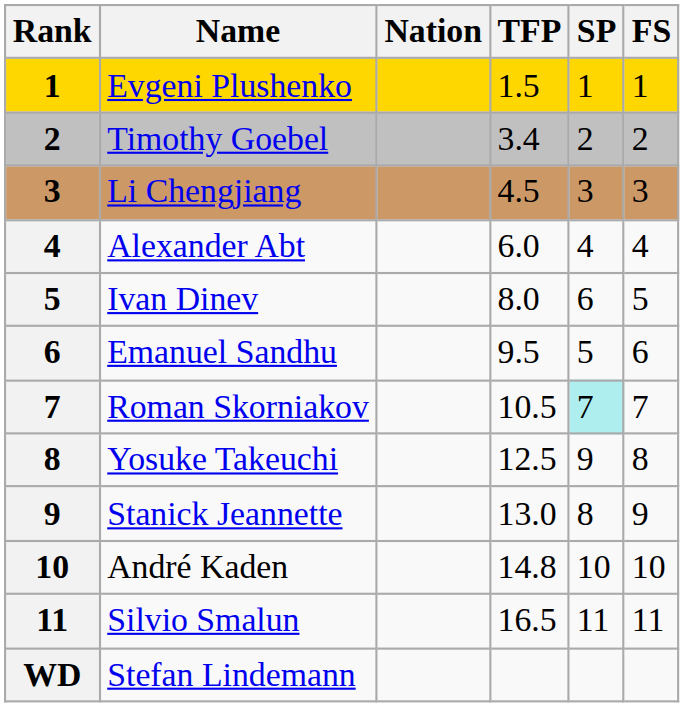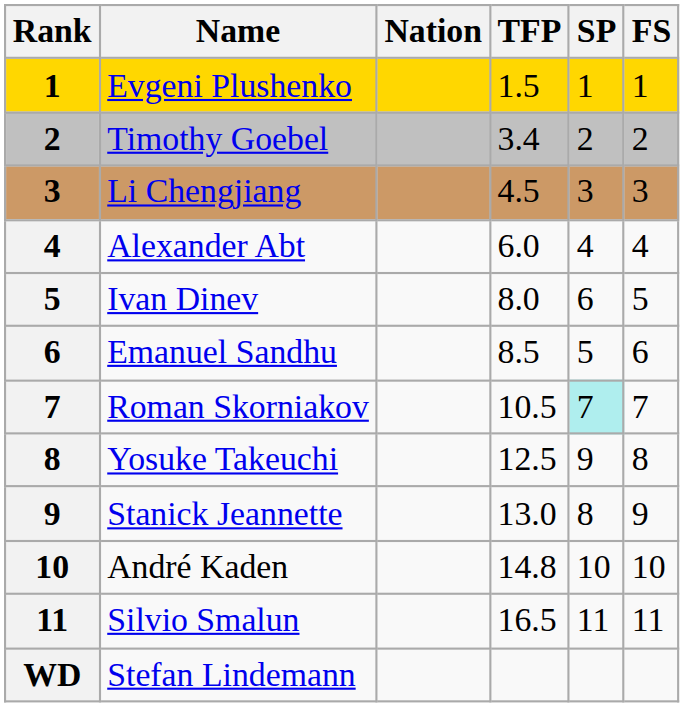(519, 352) 9.5 -> (519, 352) 8.5
